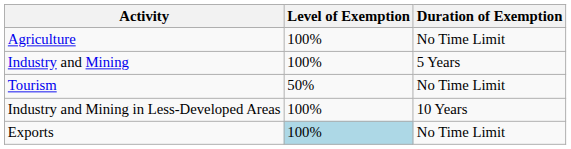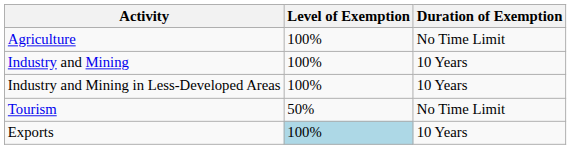(438, 62) 5 Years -> (442, 62) 10 Years
rows swapped: (144, 109) <-> (32, 86)
(461, 132) No Time Limit -> (442, 132) 10 Years
